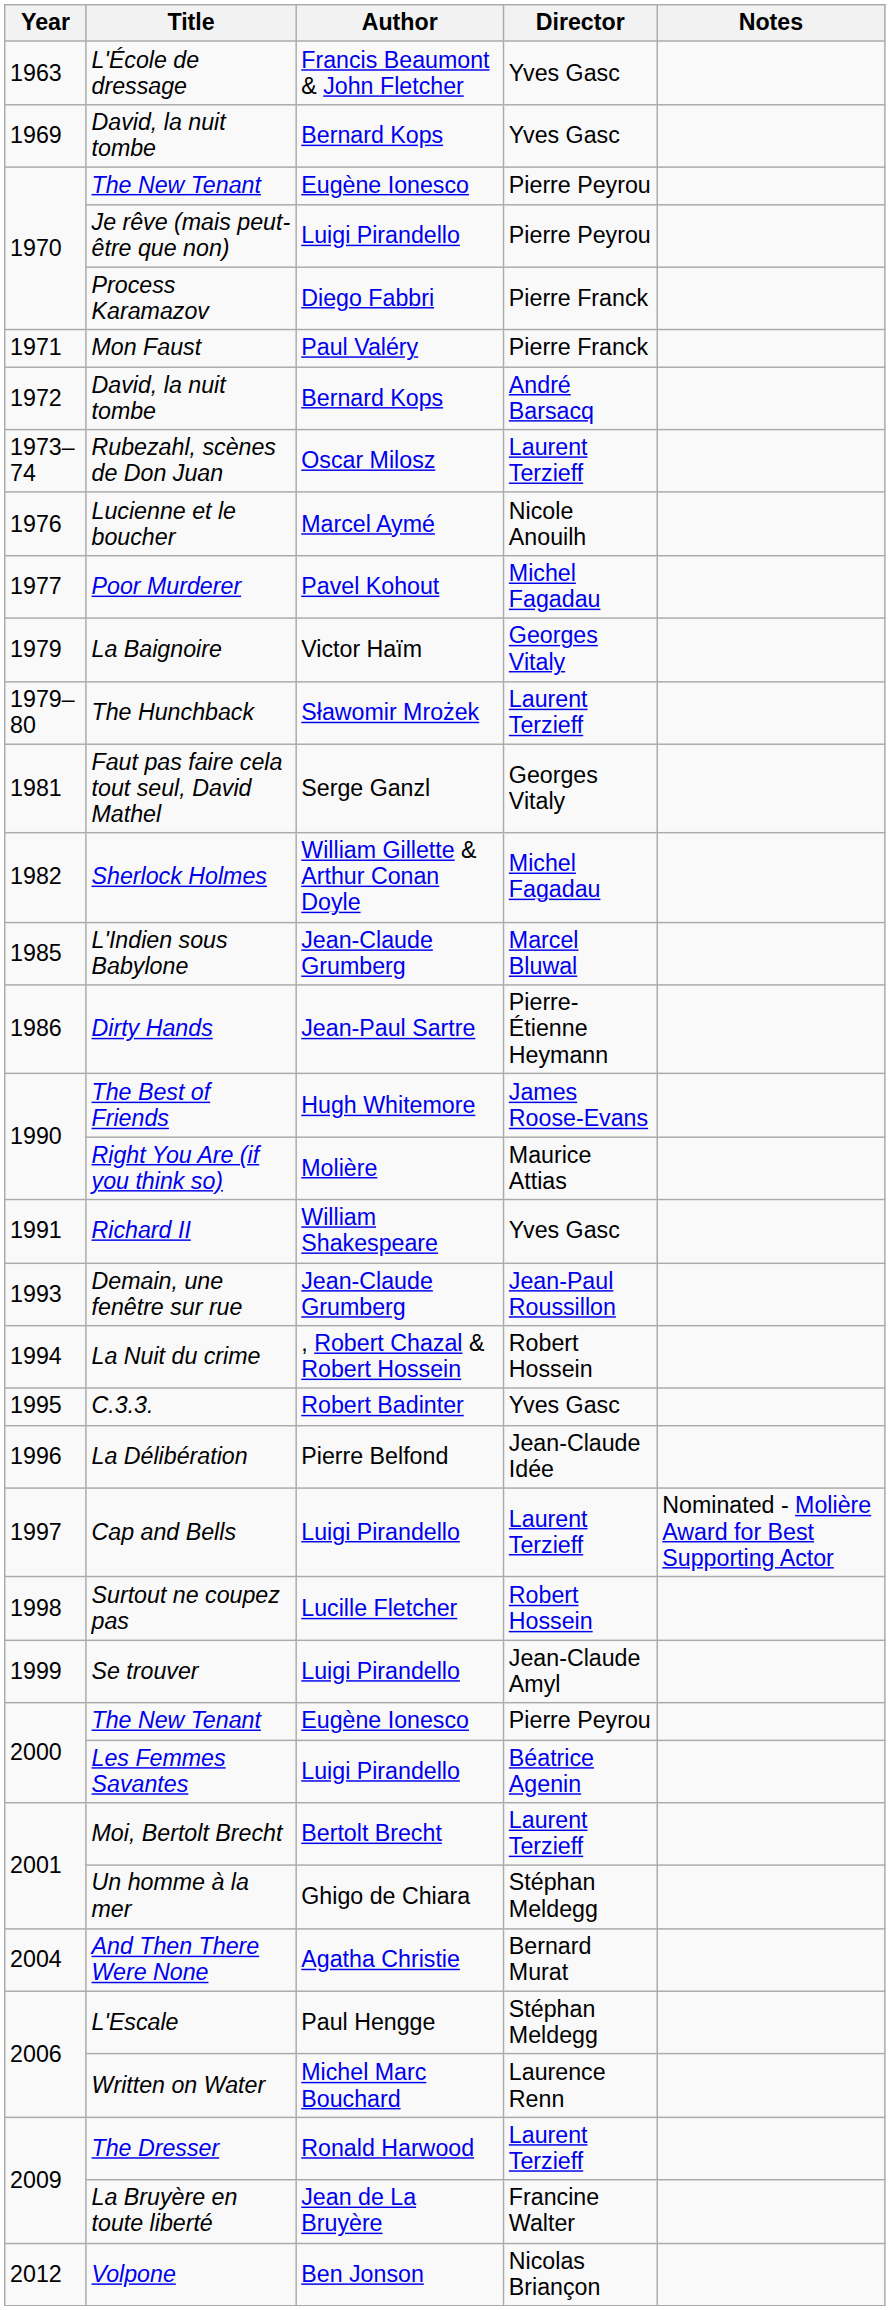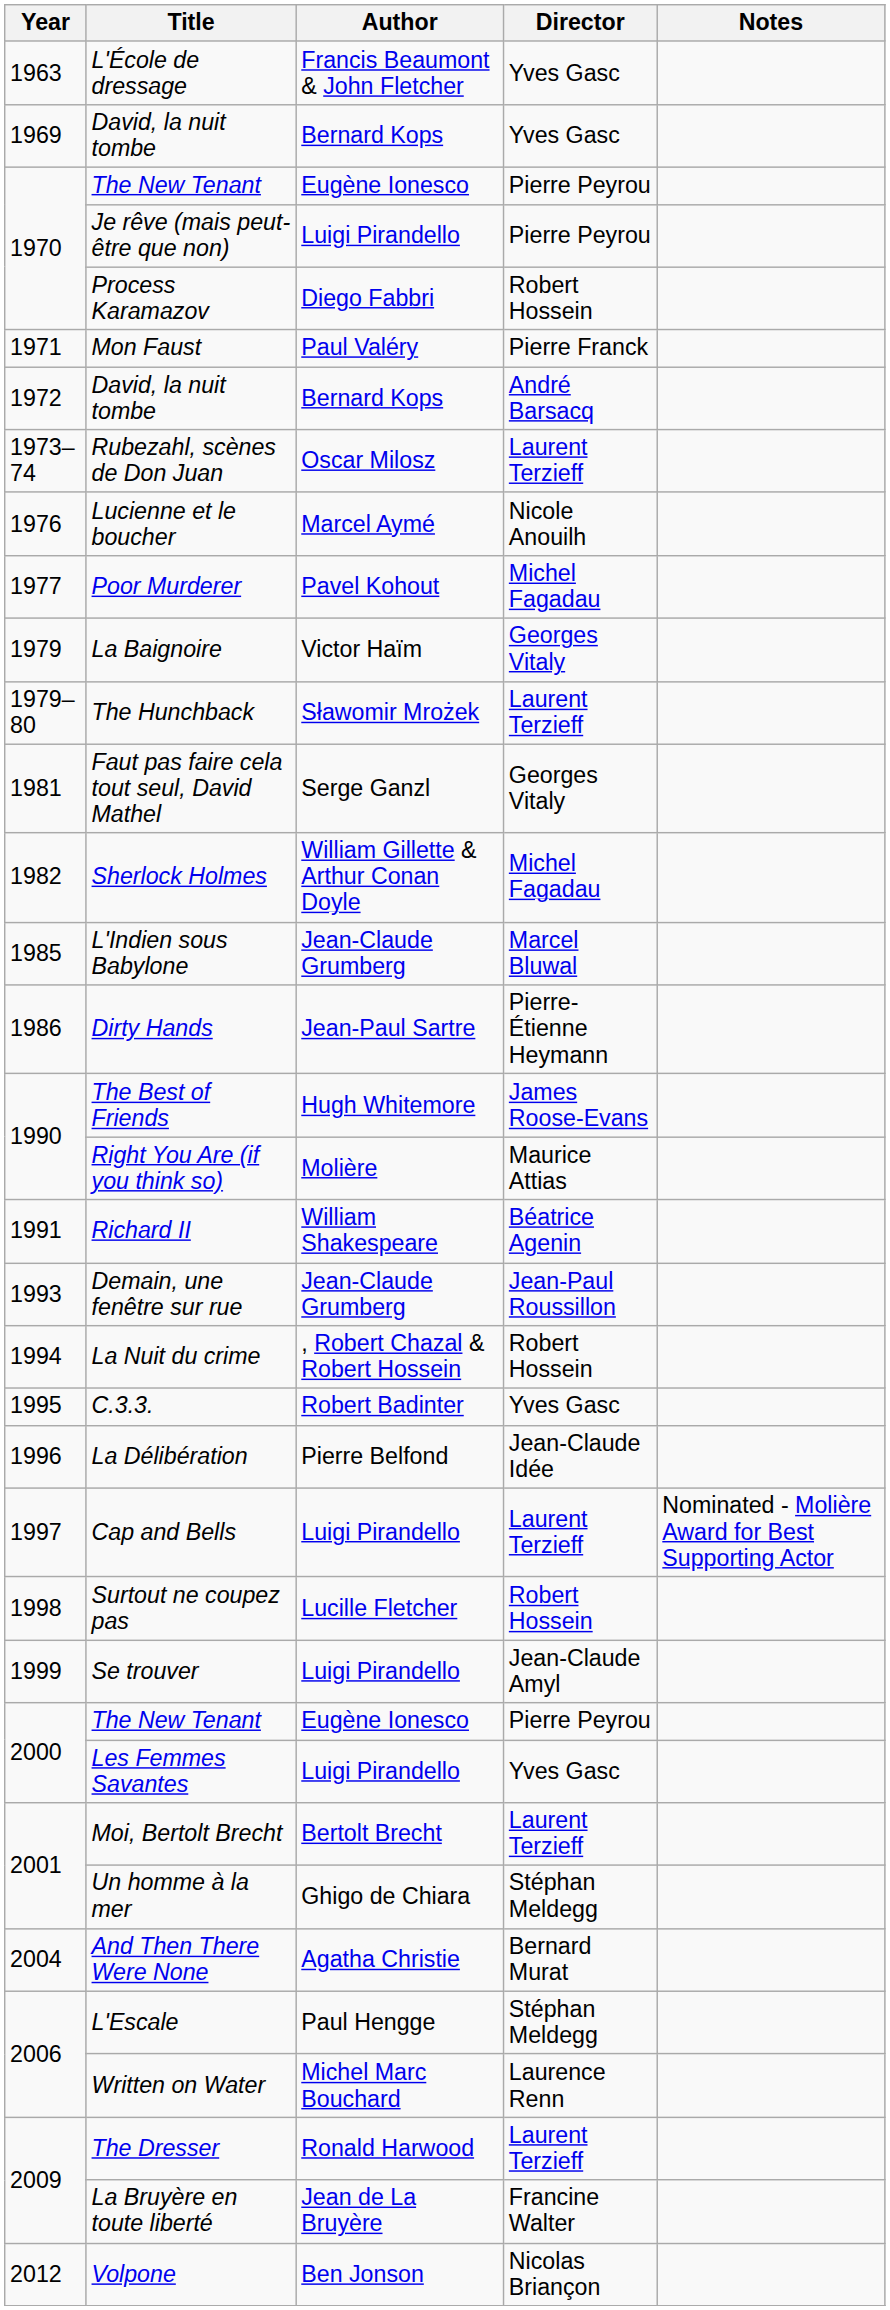(578, 298) Pierre Franck -> (551, 298) Robert Hossein
(564, 1230) Yves Gasc -> (551, 1230) Béatrice Agenin
(551, 1770) Béatrice Agenin -> (564, 1770) Yves Gasc
